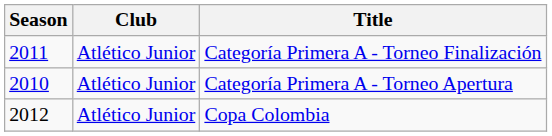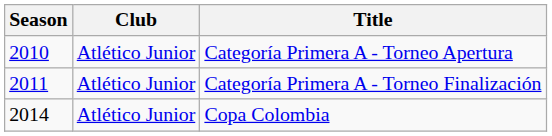rows swapped: (359, 83) <-> (373, 51)
(29, 114) 2012 -> (29, 114) 2014
